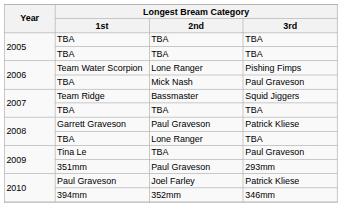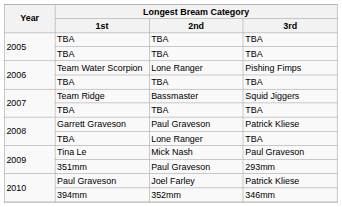(172, 82) Mick Nash -> (160, 82) TBA
(275, 82) Paul Graveson -> (254, 82) TBA
(160, 153) TBA -> (172, 153) Mick Nash
